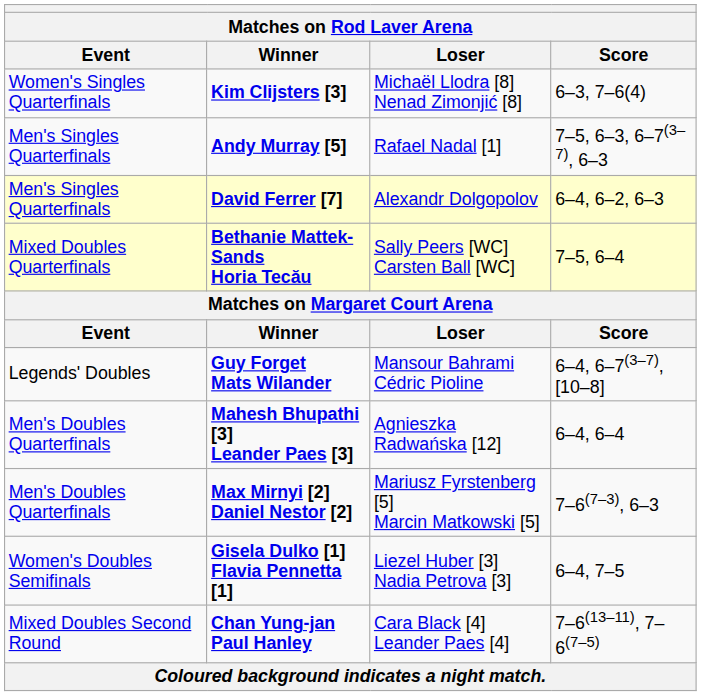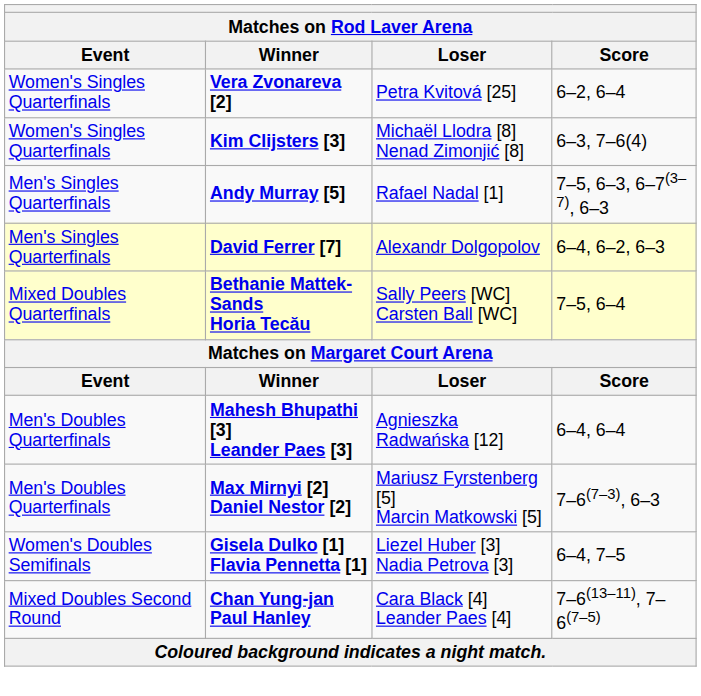+ row: (276, 93)
- row: (271, 373)
